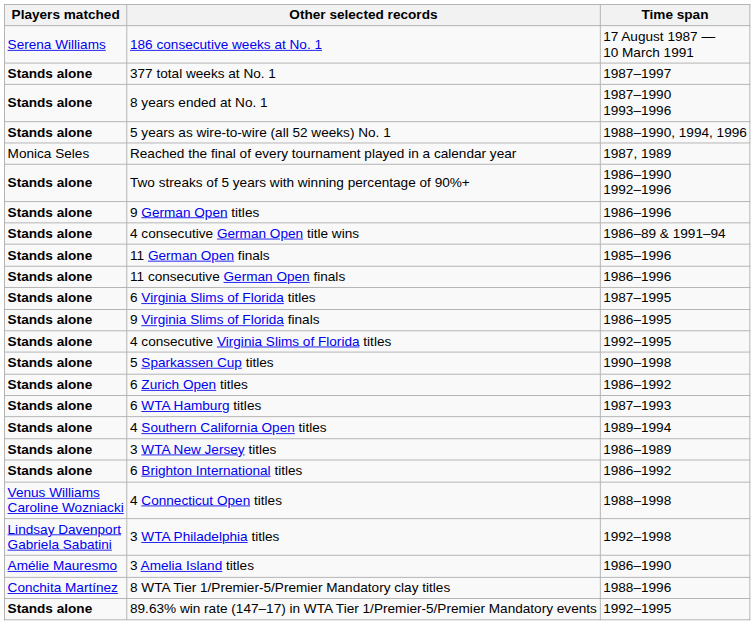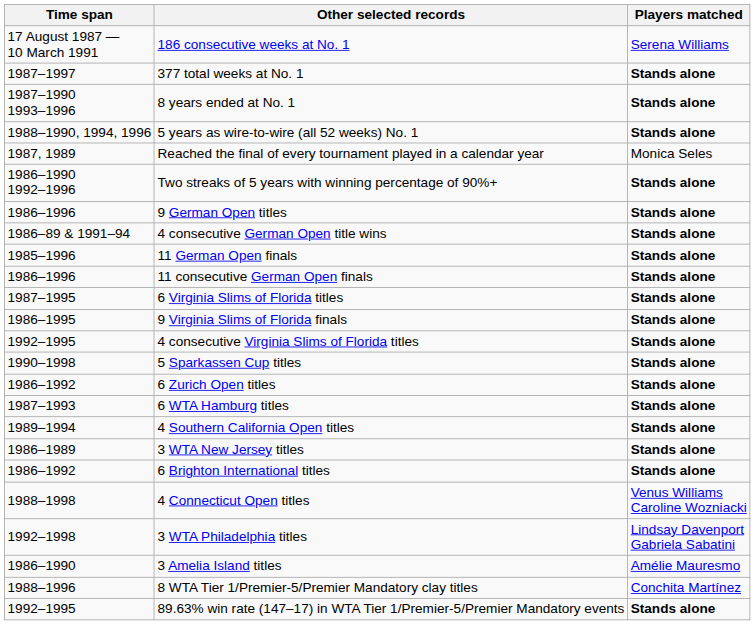columns swapped: (675, 15) <-> (66, 15)
